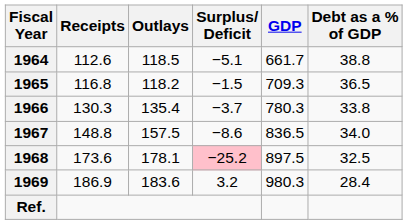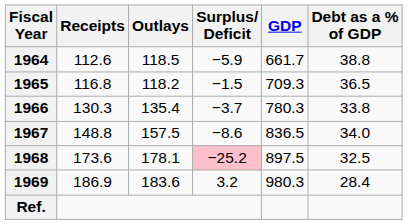(227, 59) −5.1 -> (227, 59) −5.9
